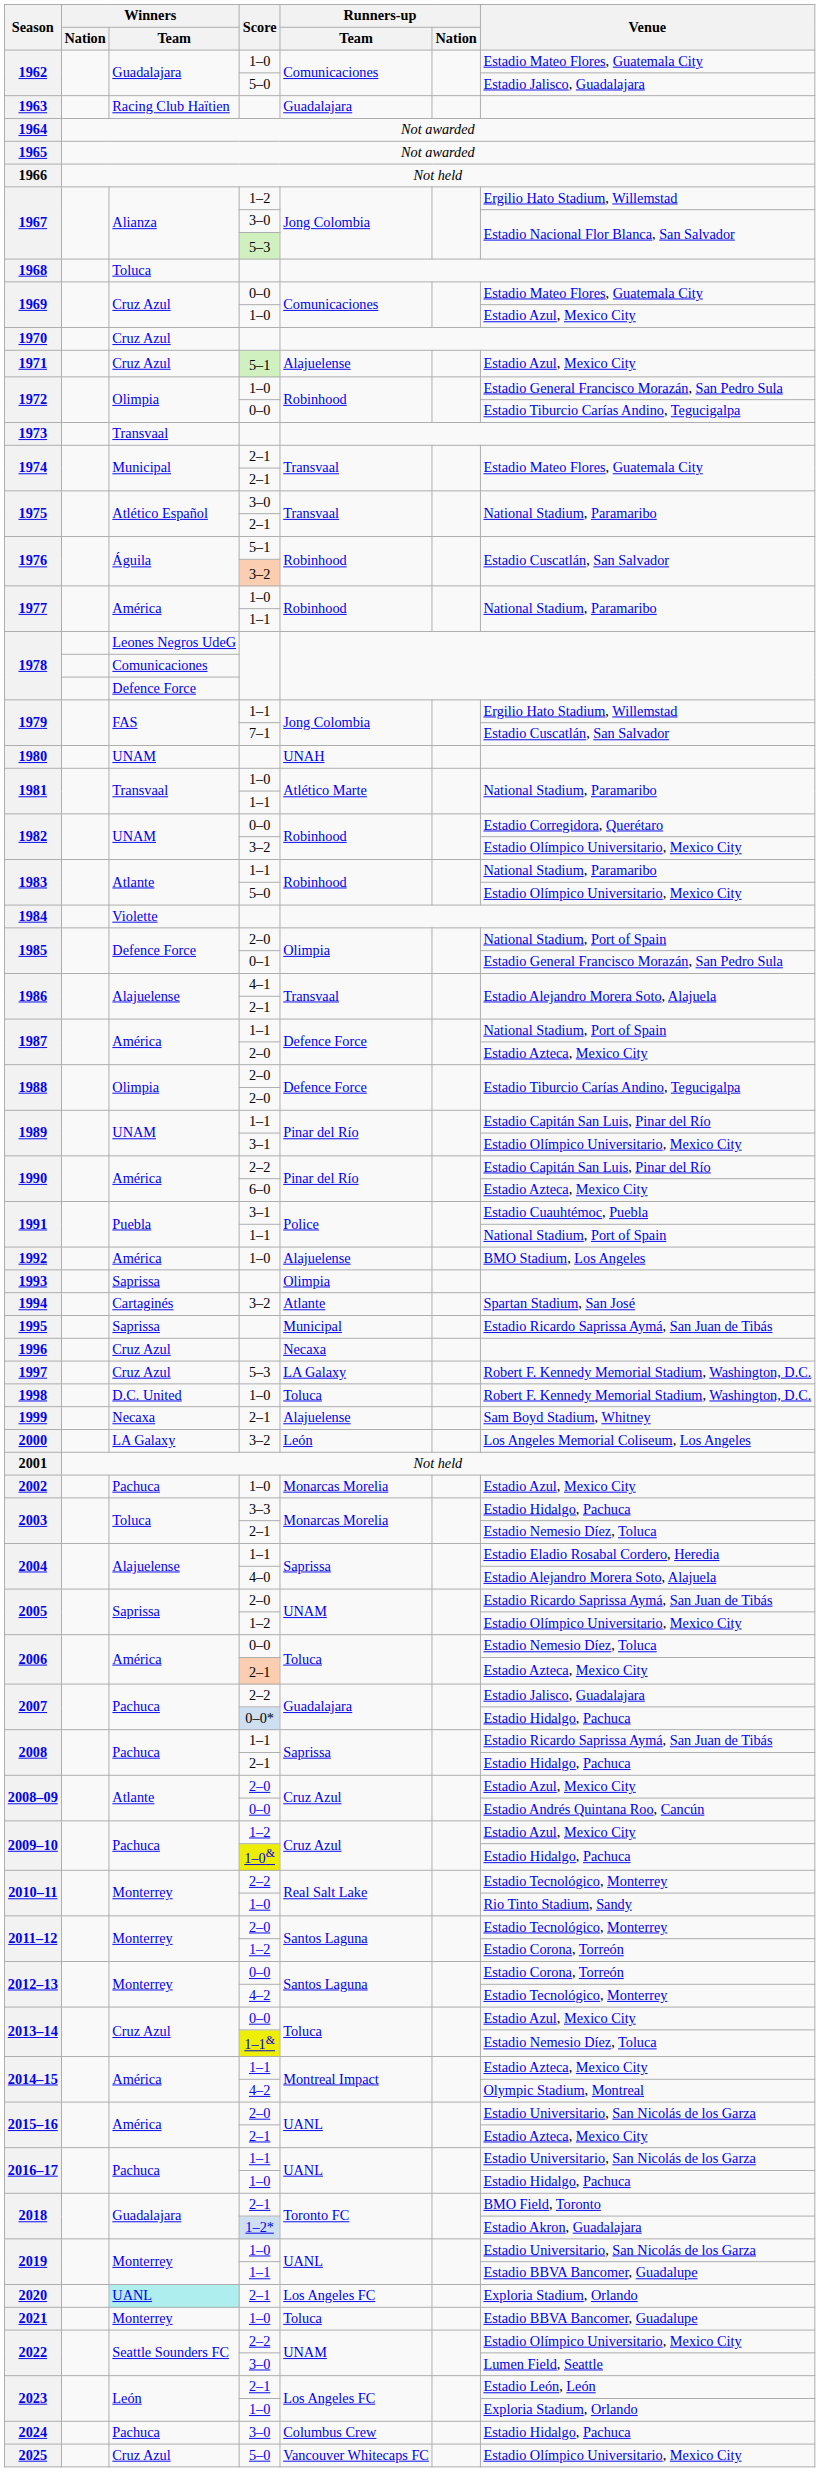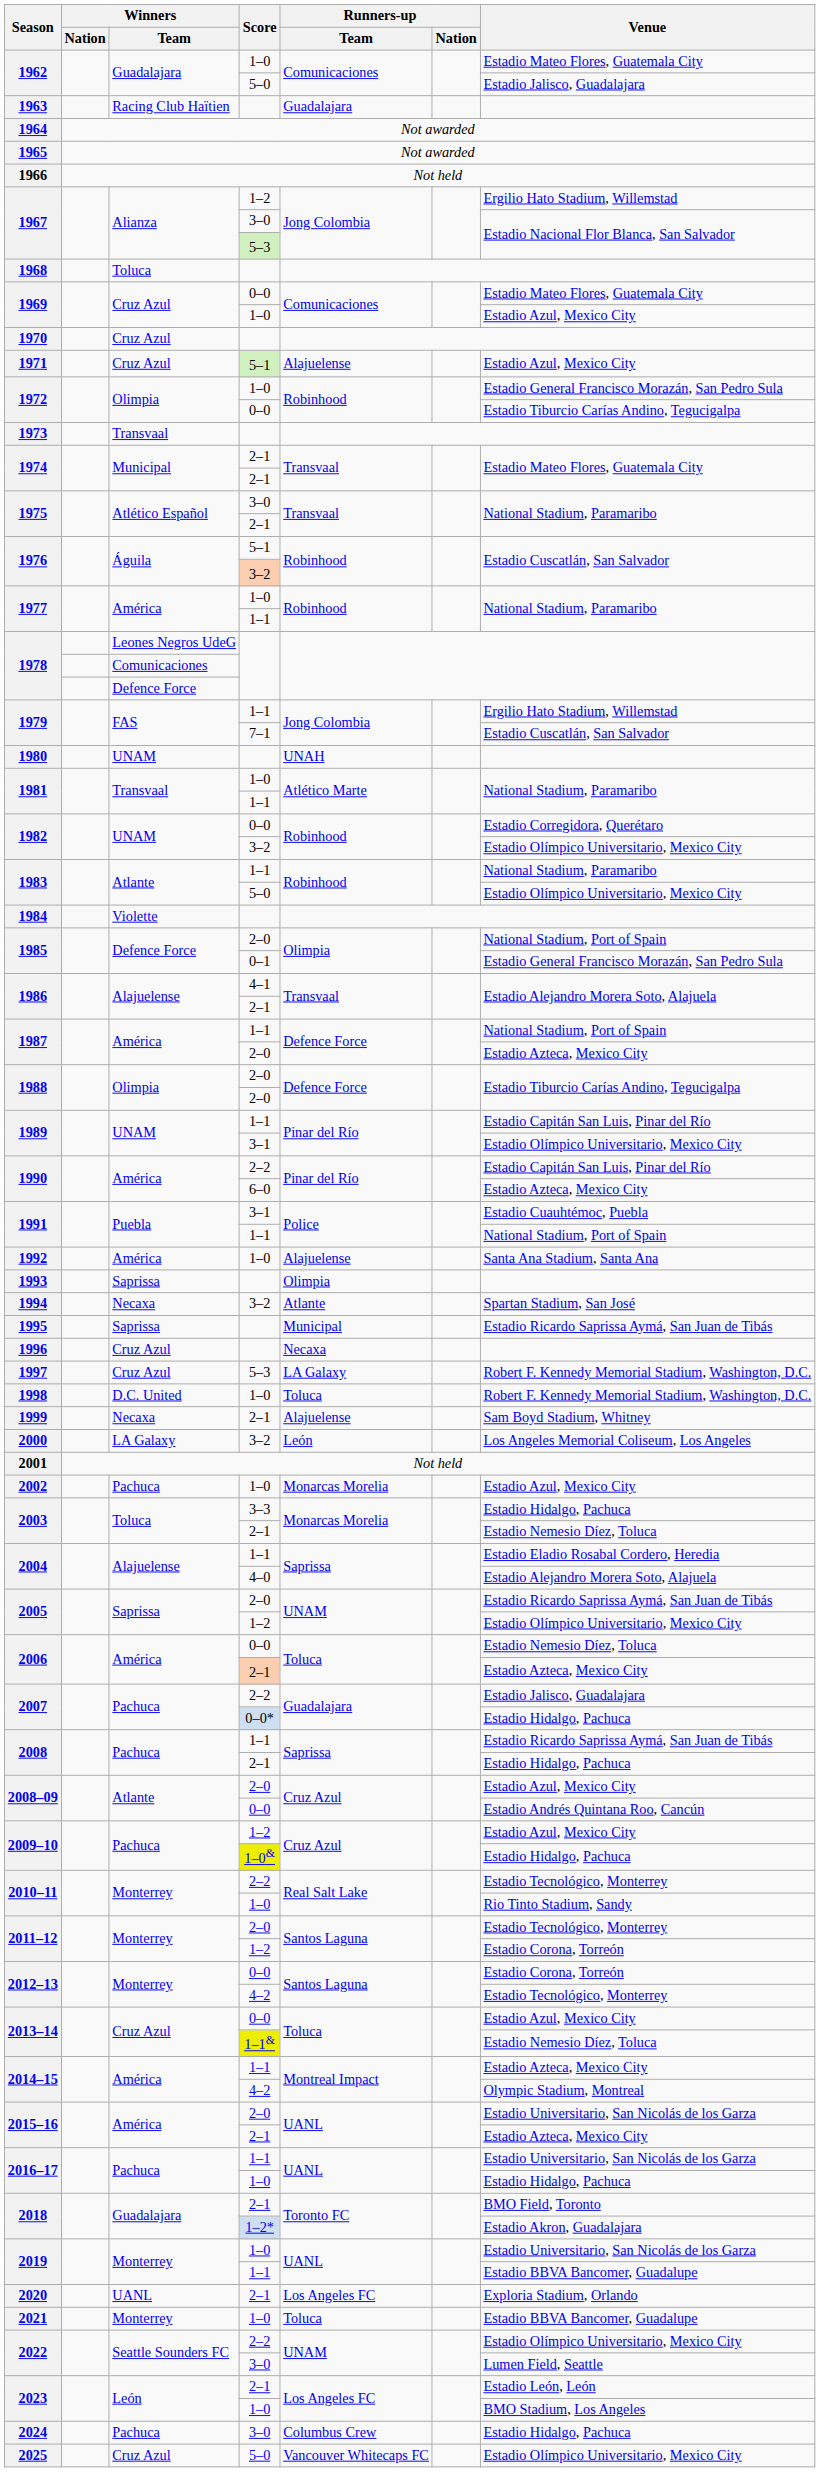(564, 1258) BMO Stadium, Los Angeles -> (571, 1258) Santa Ana Stadium, Santa Ana
(143, 1304) Cartaginés -> (134, 1304) Necaxa
(132, 2296) paleturquoise background -> (132, 2296) no background
(561, 2410) Exploria Stadium, Orlando -> (564, 2410) BMO Stadium, Los Angeles
